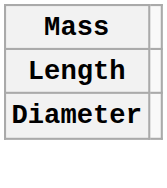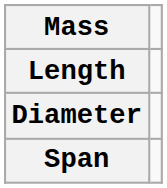+ row: (77, 160)
